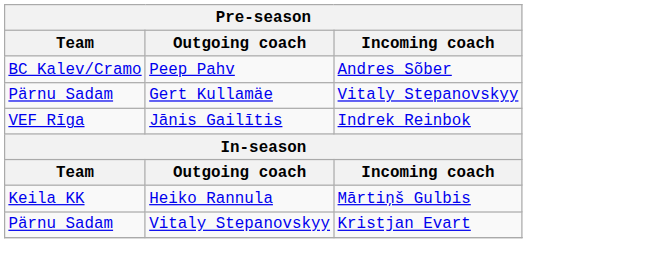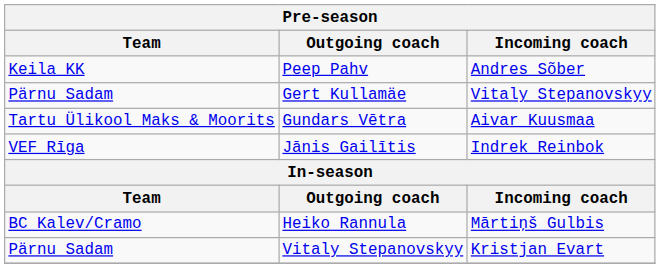(75, 69) BC Kalev/Cramo -> (46, 69) Keila KK
+ row: (344, 121)
(46, 198) Keila KK -> (75, 224) BC Kalev/Cramo
